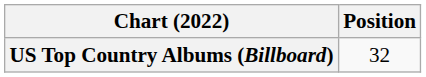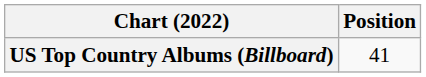(380, 54) 32 -> (380, 54) 41
